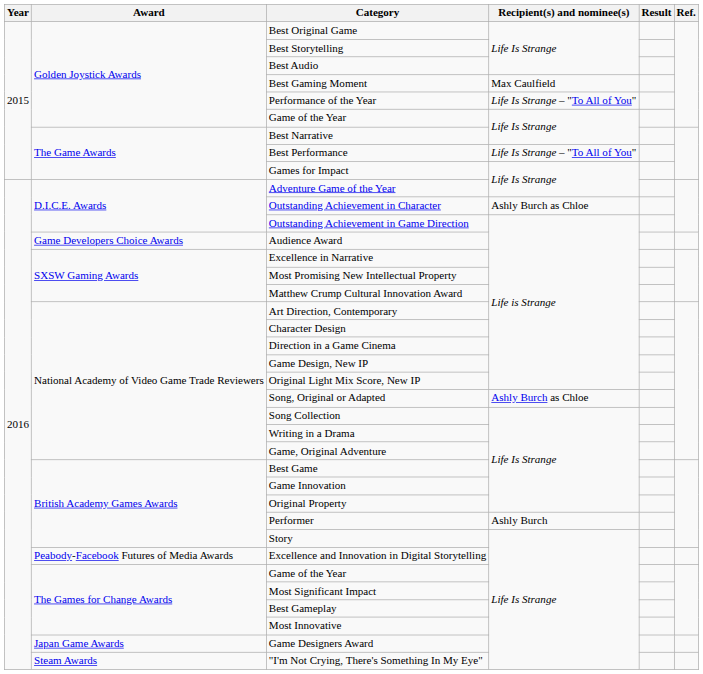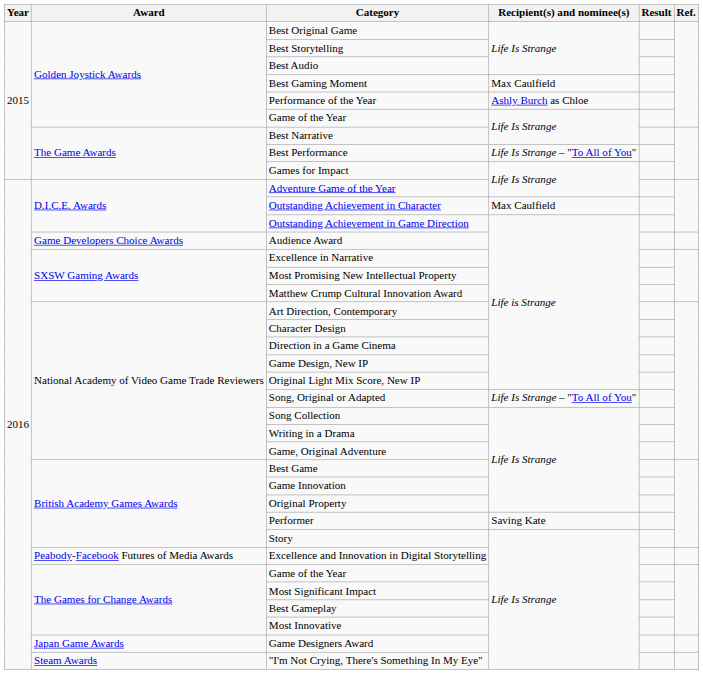(564, 100) Life Is Strange – "To All of You" -> (540, 100) Ashly Burch as Chloe
(540, 205) Ashly Burch as Chloe -> (523, 205) Max Caulfield
(540, 398) Ashly Burch as Chloe -> (564, 398) Life Is Strange – "To All of You"
(519, 521) Ashly Burch -> (518, 521) Saving Kate
